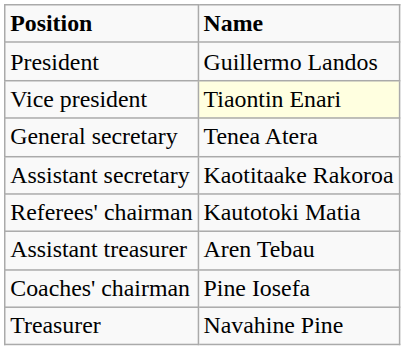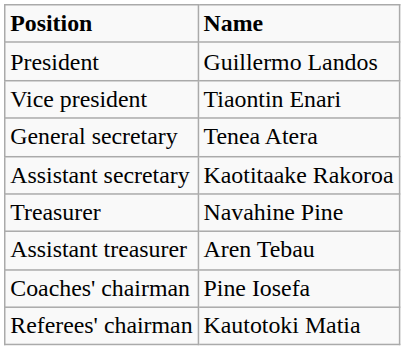(272, 99) lightyellow background -> (272, 99) no background
rows swapped: (55, 325) <-> (101, 212)
